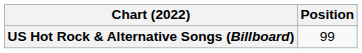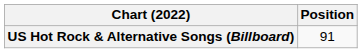(327, 36) 99 -> (327, 36) 91
